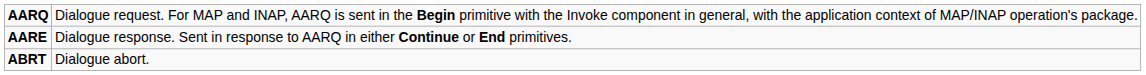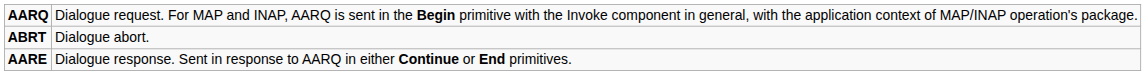rows swapped: (27, 37) <-> (27, 59)
